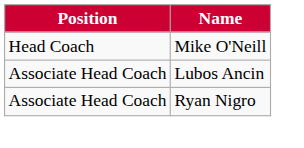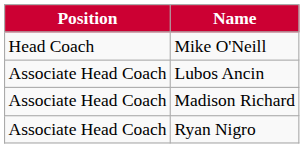+ row: (235, 101)
